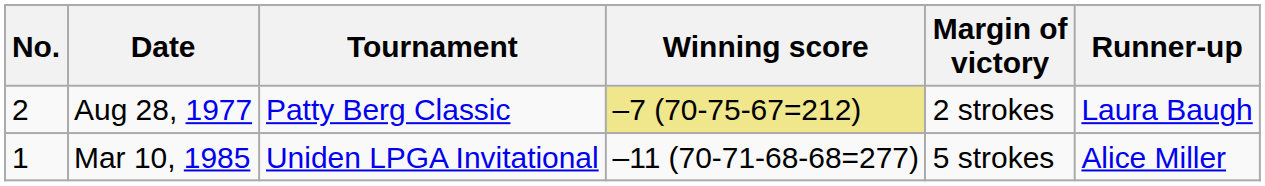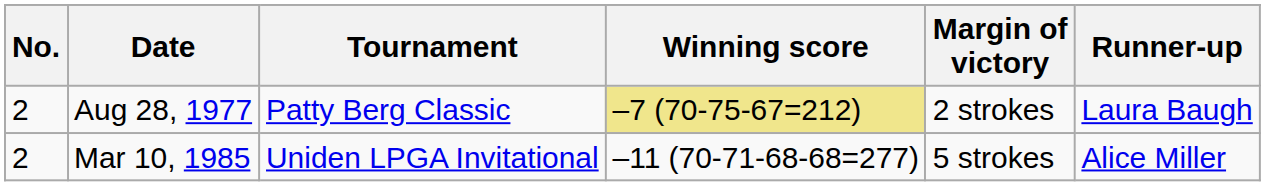(20, 157) 1 -> (20, 157) 2
